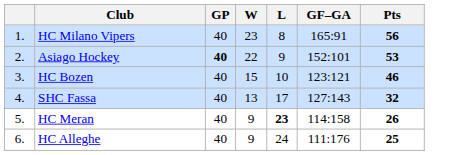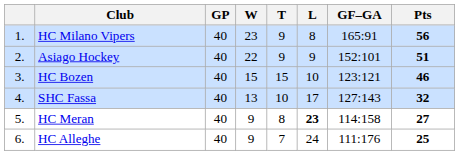+ column: (282, 14)
(220, 56) bold -> (220, 56) normal
(392, 56) 53 -> (423, 56) 51
(392, 118) 26 -> (423, 118) 27
